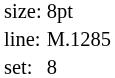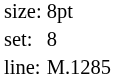rows swapped: (18, 67) <-> (22, 39)
